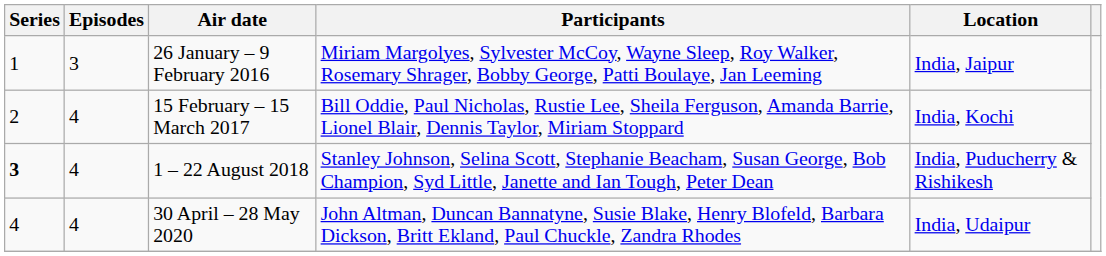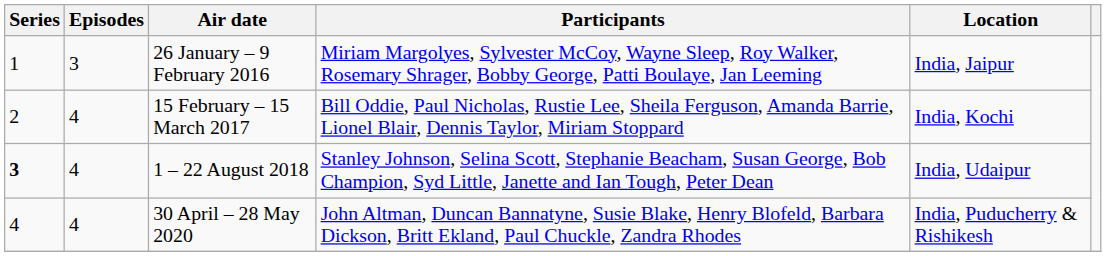(996, 170) India, Puducherry & Rishikesh -> (972, 170) India, Udaipur
(972, 224) India, Udaipur -> (996, 224) India, Puducherry & Rishikesh
